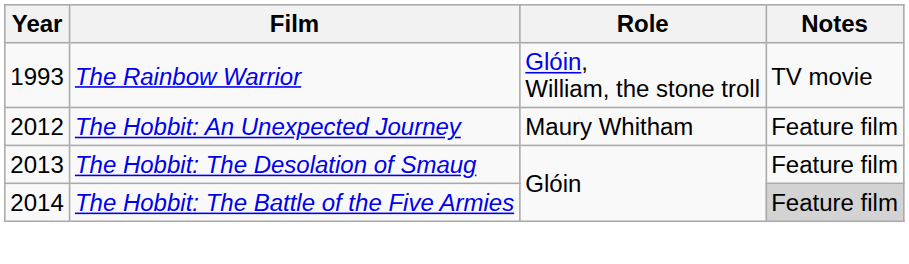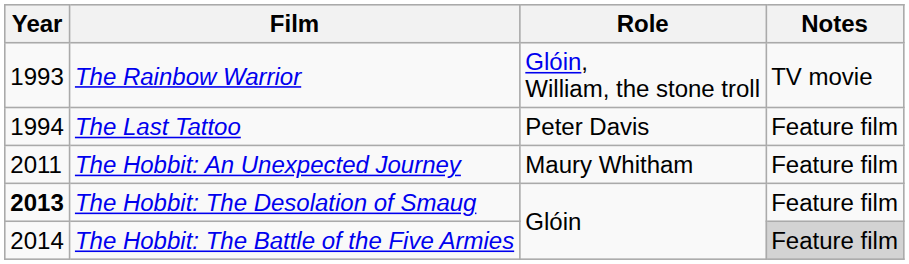+ row: (158, 127)
(37, 127) 2012 -> (36, 165) 2011
(37, 165) normal -> (37, 203) bold
